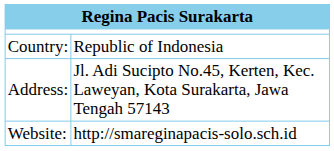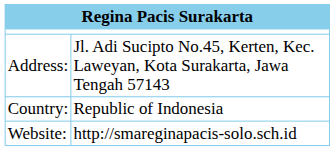rows swapped: (38, 89) <-> (38, 46)
